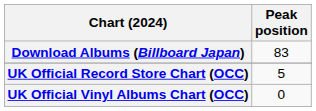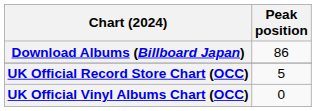(281, 52) 83 -> (281, 52) 86
